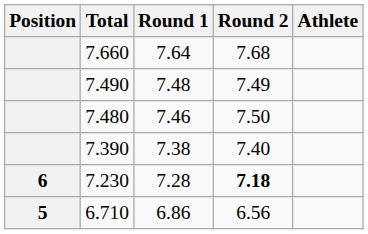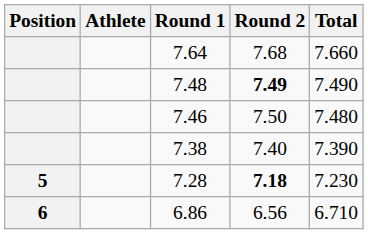columns swapped: (328, 20) <-> (107, 20)
(253, 84) normal -> (270, 84) bold
(43, 181) 6 -> (43, 181) 5
(43, 213) 5 -> (43, 213) 6
